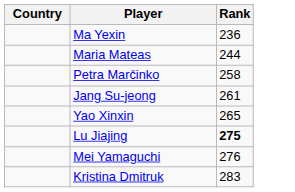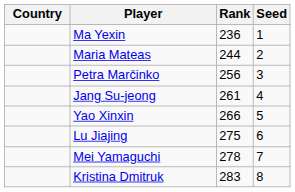+ column: (272, 14)
(230, 75) 258 -> (230, 75) 256
(230, 116) 265 -> (230, 116) 266
(230, 136) bold -> (230, 136) normal
(230, 156) 276 -> (230, 156) 278
